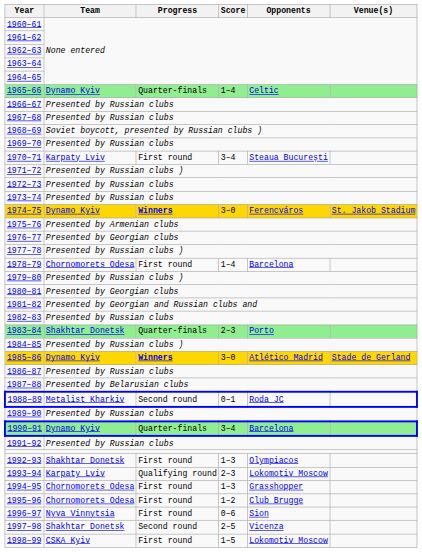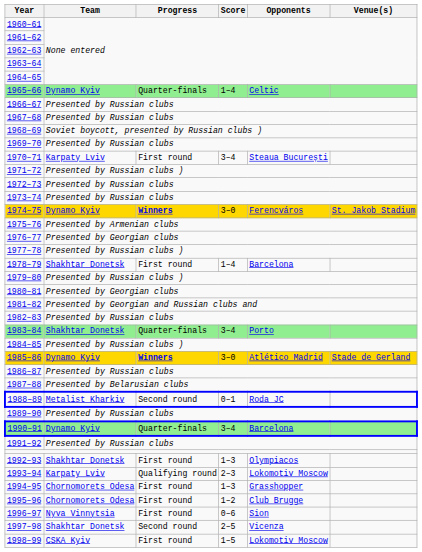(90, 265) Chornomorets Odesa -> (85, 265) Shakhtar Donetsk
(228, 331) 2–3 -> (228, 331) 3–4
